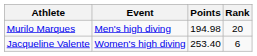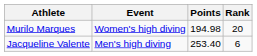(133, 28) Men's high diving -> (140, 28) Women's high diving
(140, 44) Women's high diving -> (133, 44) Men's high diving
